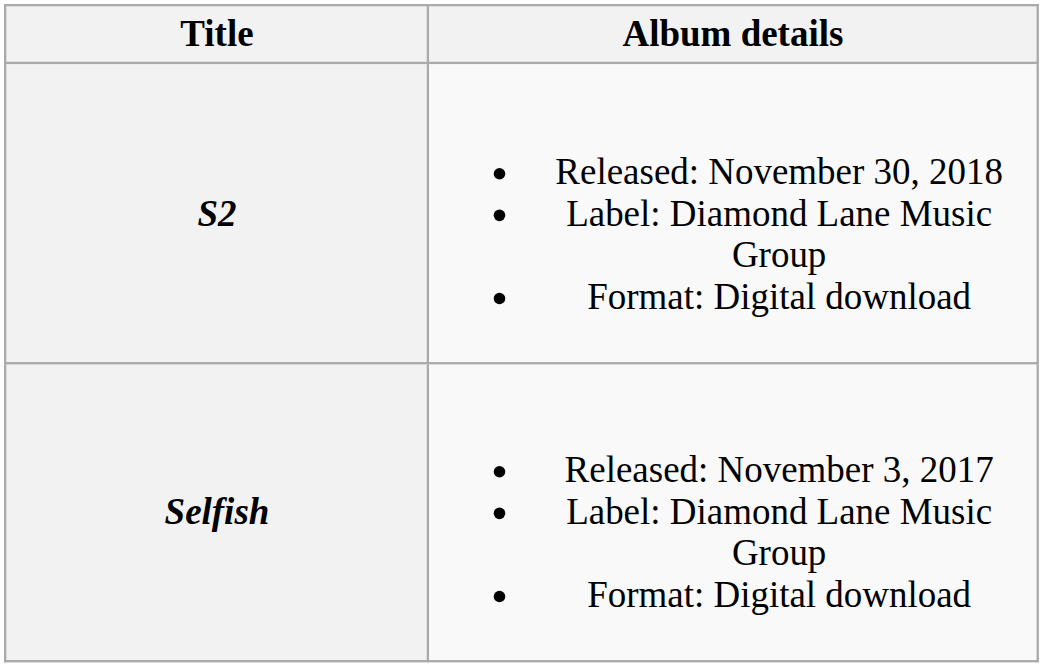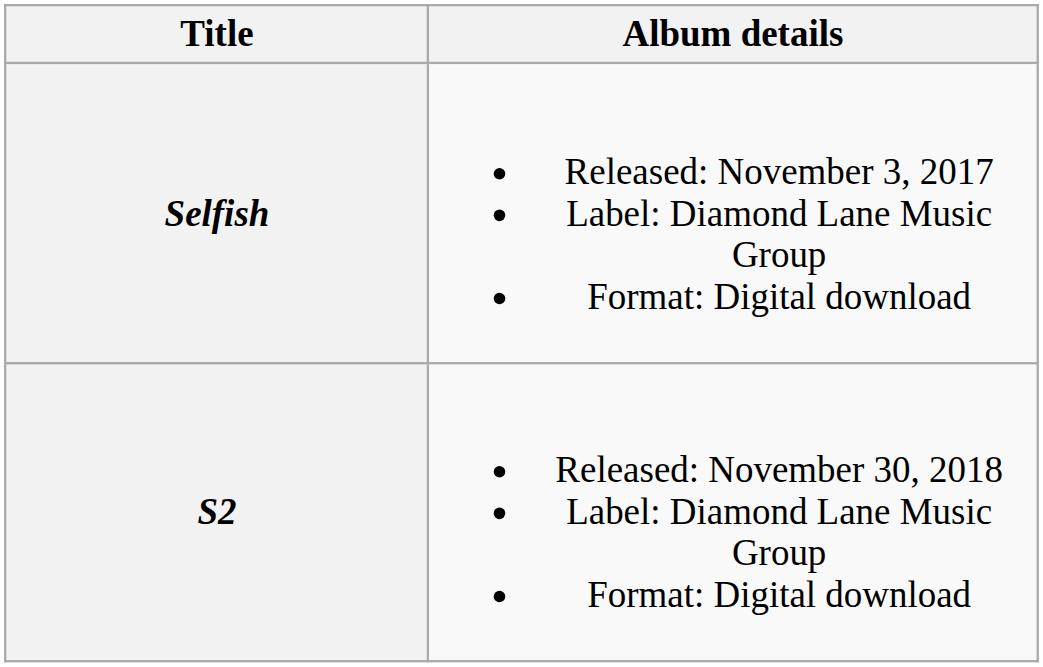rows swapped: (217, 511) <-> (217, 212)
